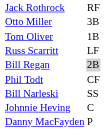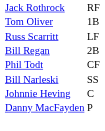- row: (28, 22)
(93, 65) lightgrey background -> (93, 50) no background
